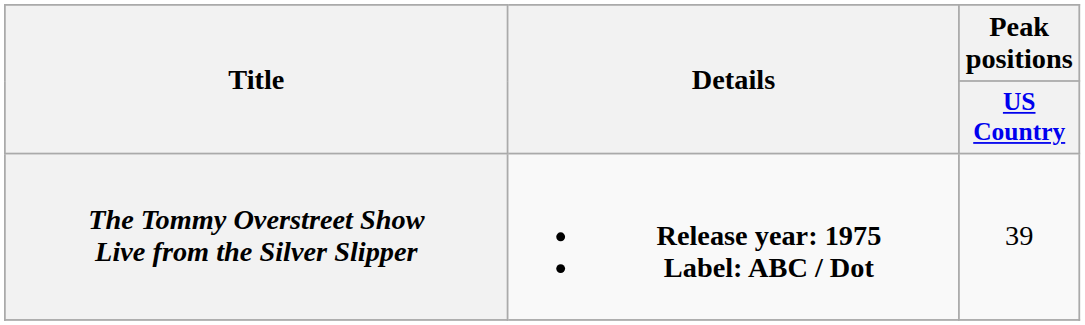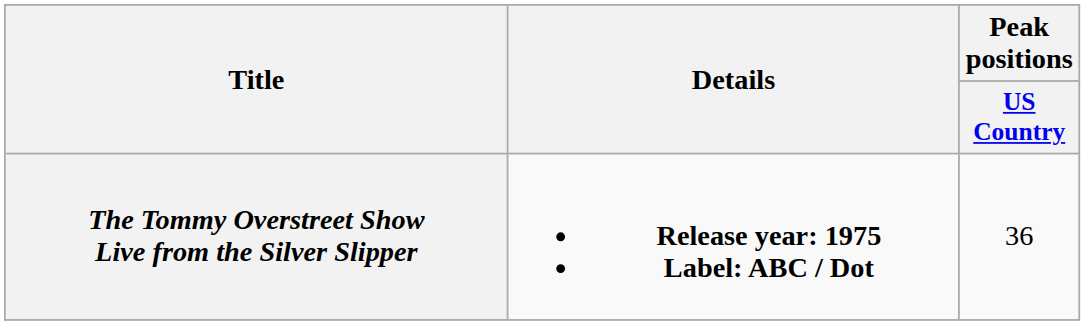(1019, 236) 39 -> (1019, 236) 36
